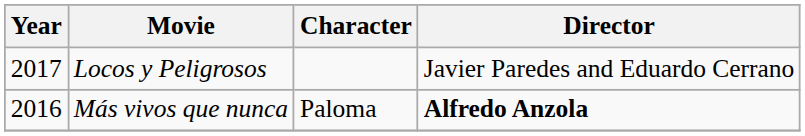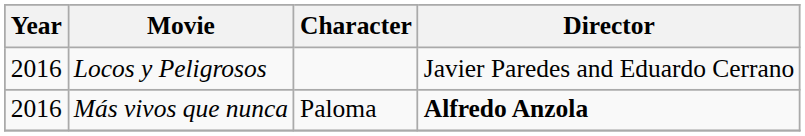(36, 67) 2017 -> (36, 67) 2016
